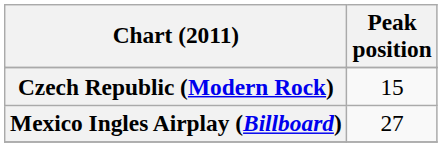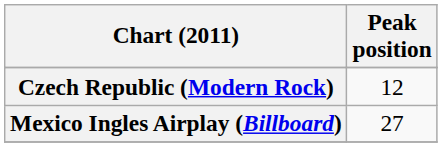(392, 86) 15 -> (392, 86) 12
